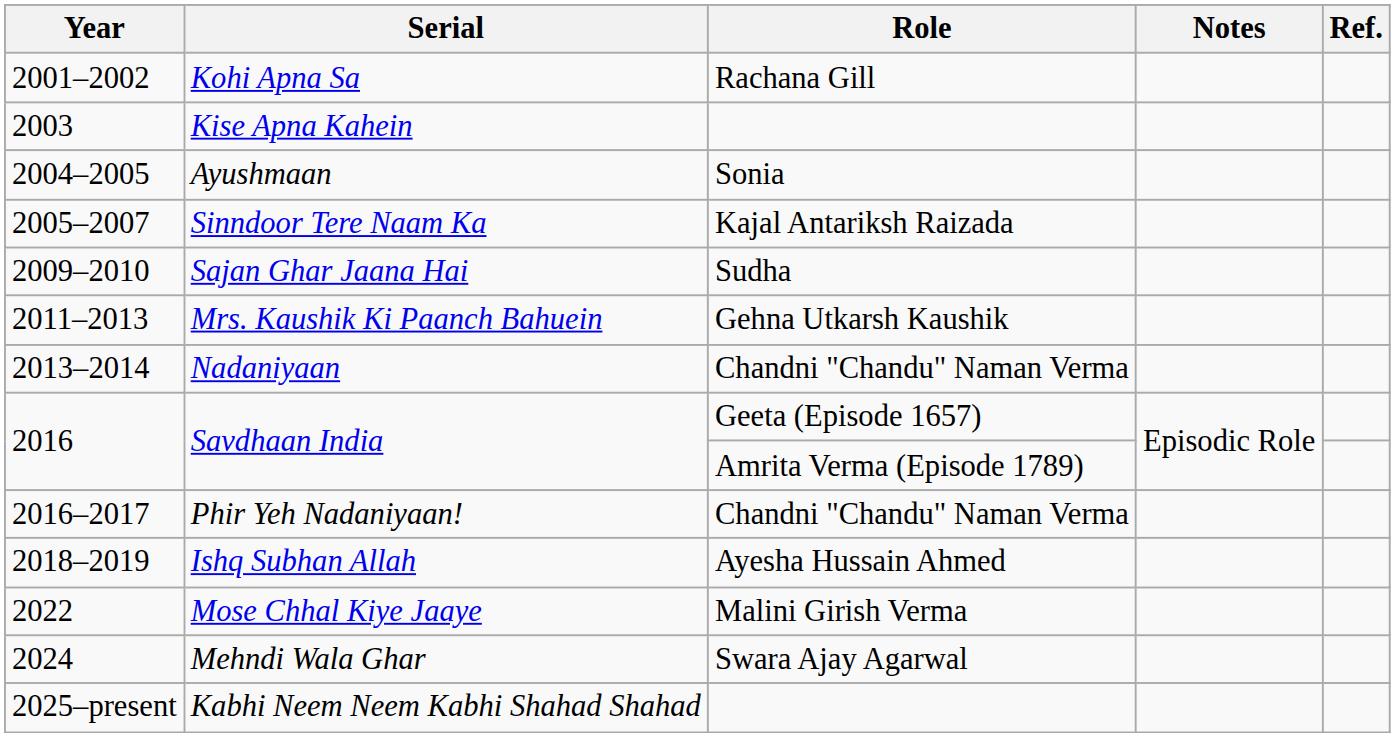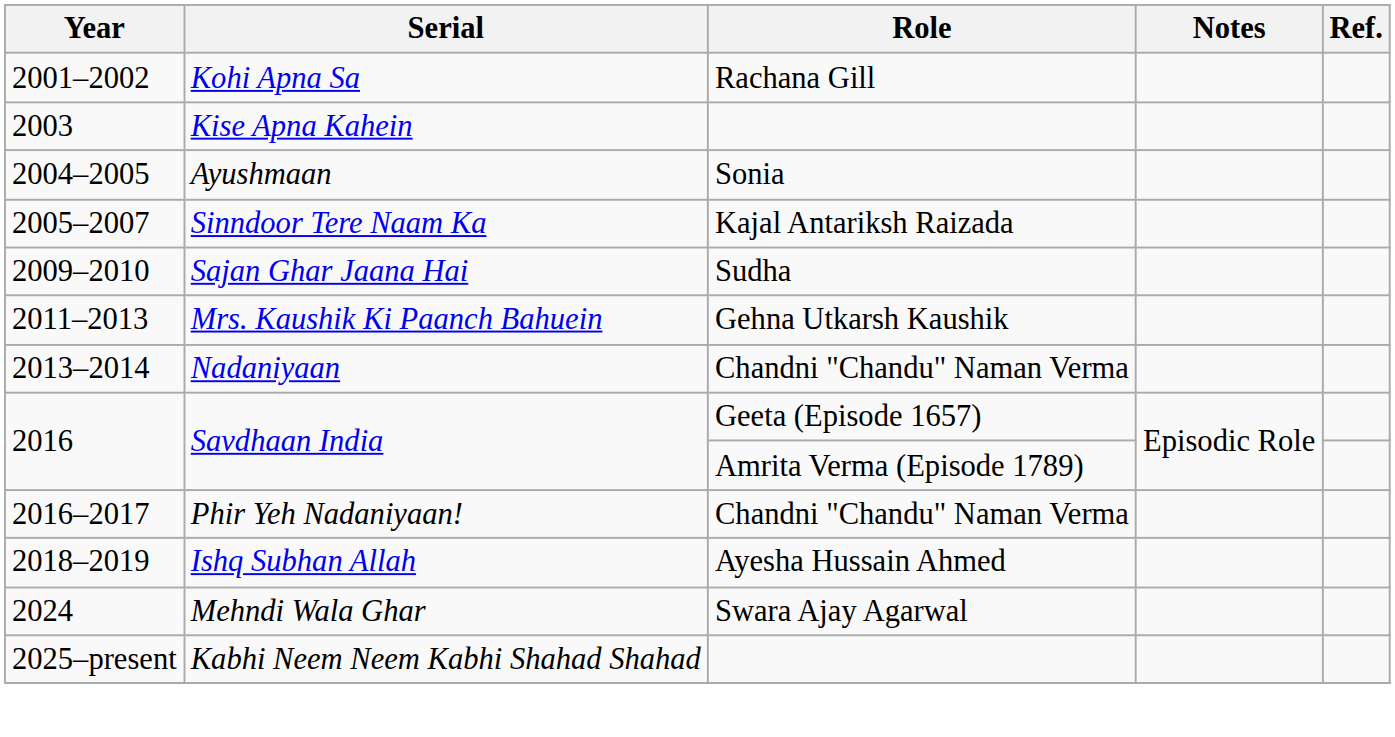- row: (336, 610)
